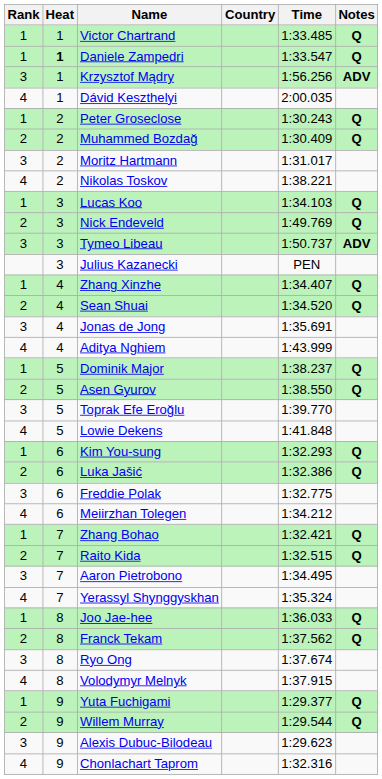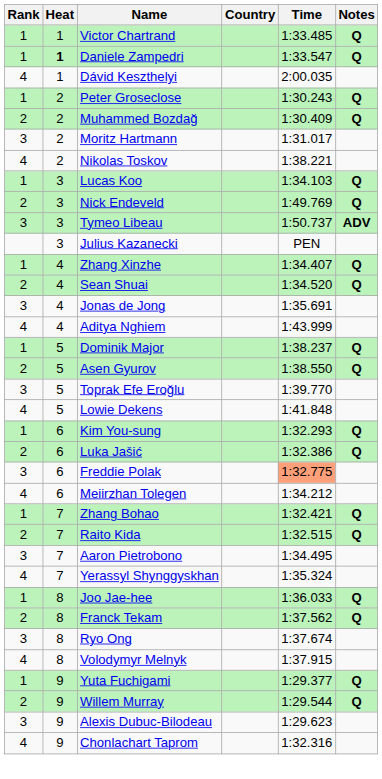- row: (127, 77)
(307, 493) no background -> (307, 472) lightsalmon background
